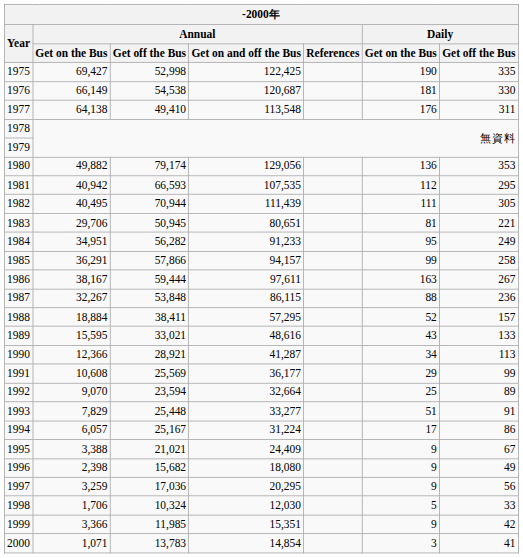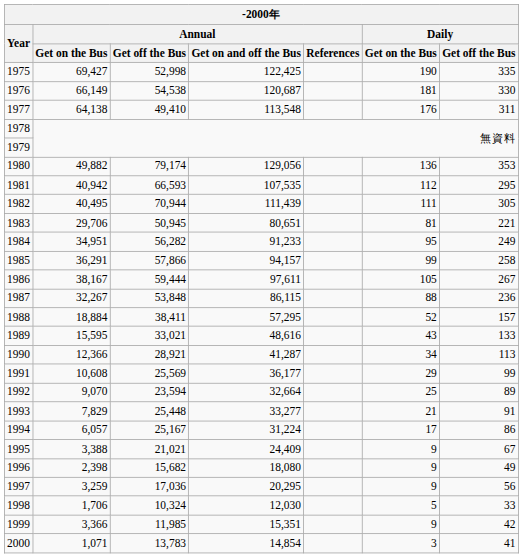(428, 279) 163 -> (428, 279) 105
(431, 410) 51 -> (431, 410) 21
